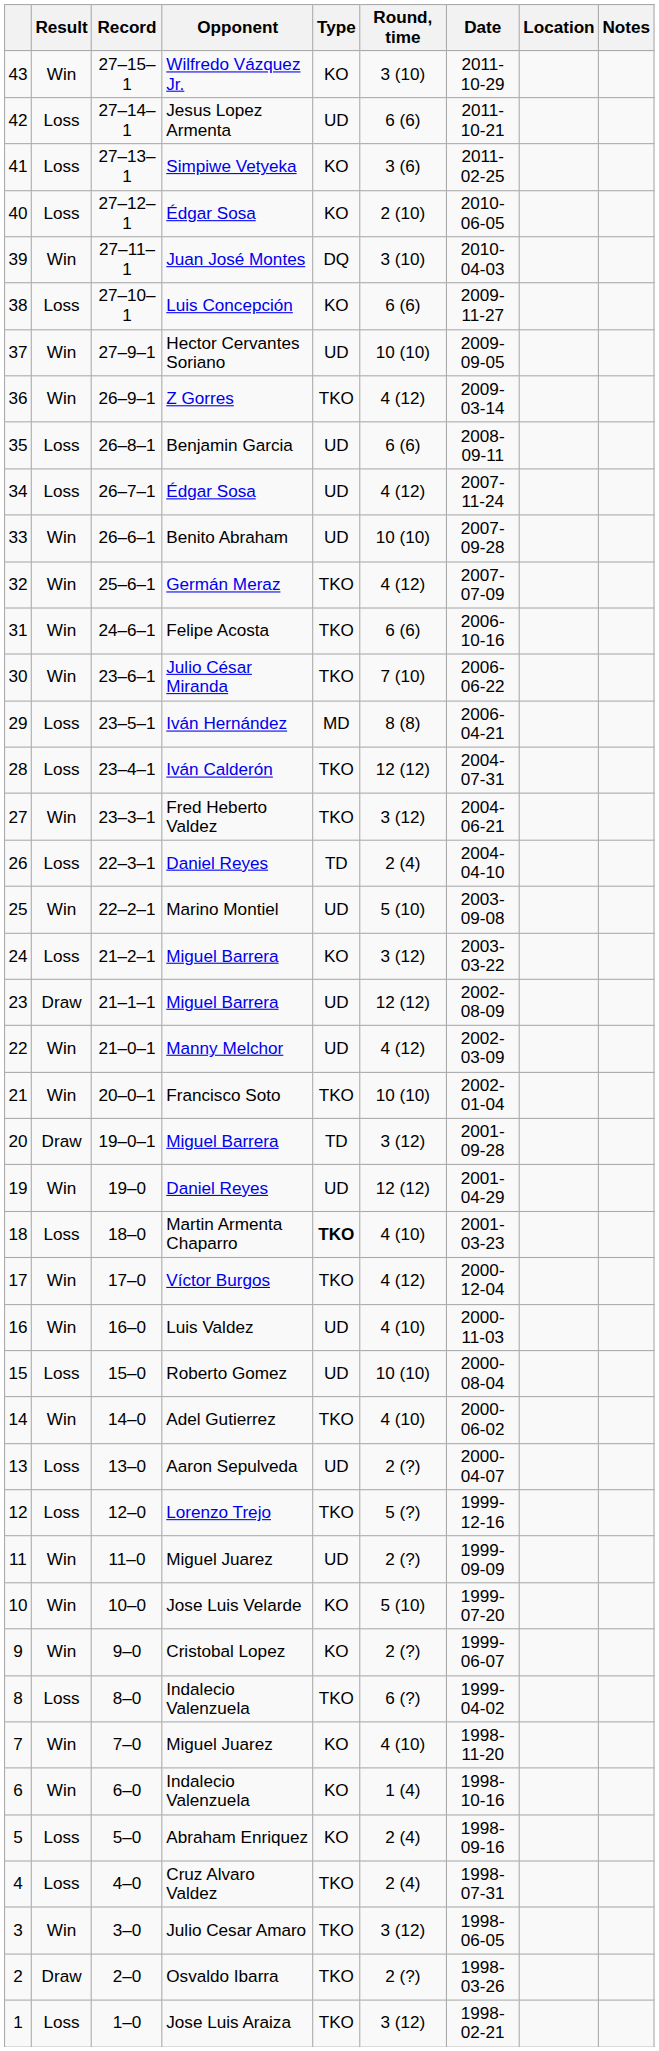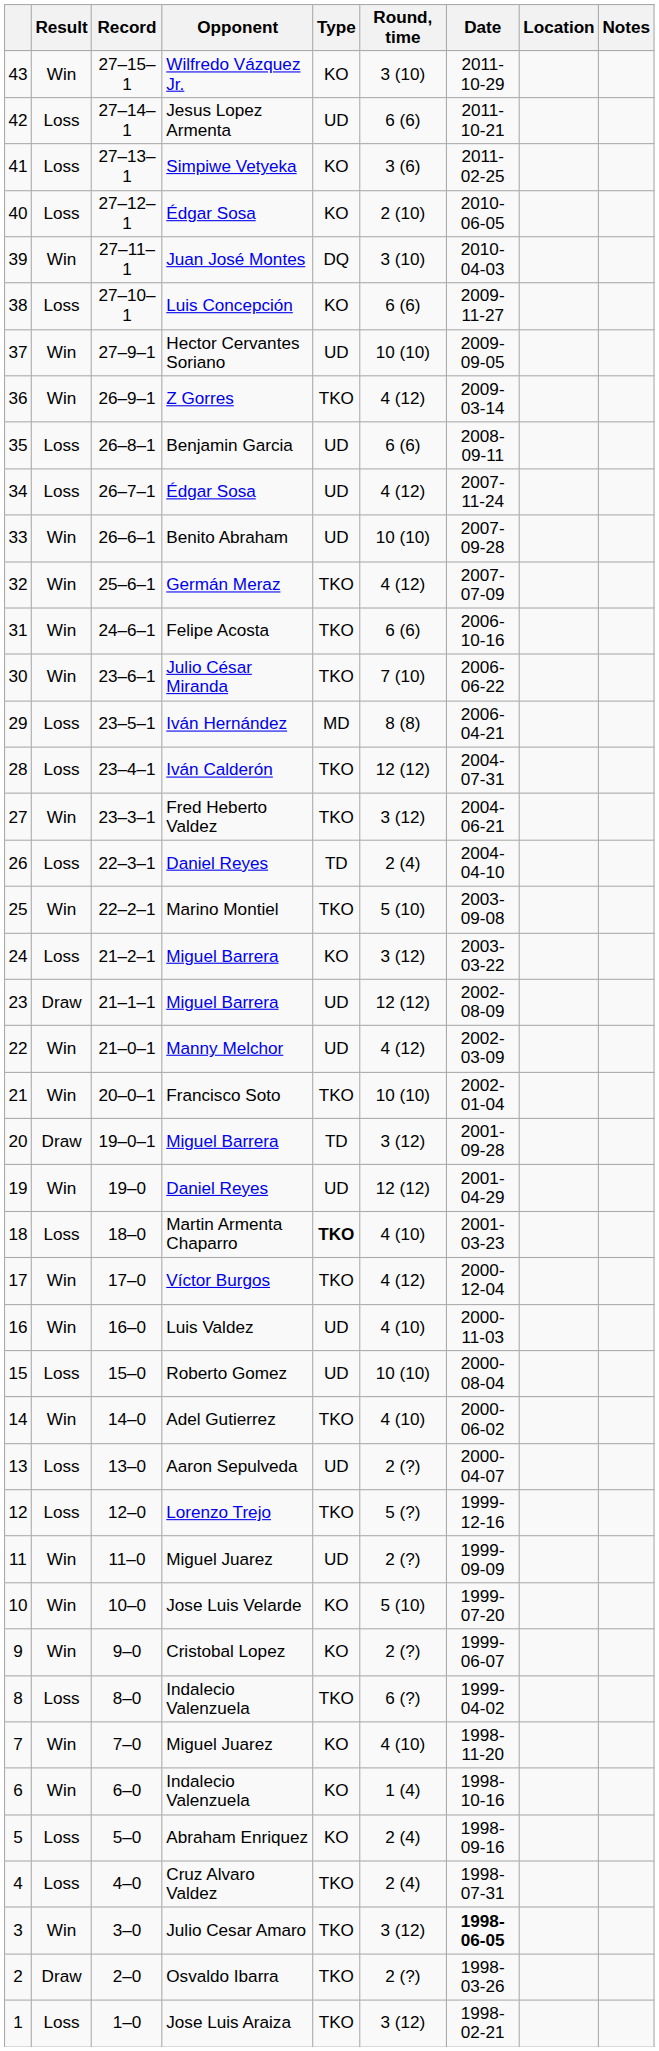(336, 909) UD -> (336, 909) TKO
(483, 1930) normal -> (483, 1930) bold
